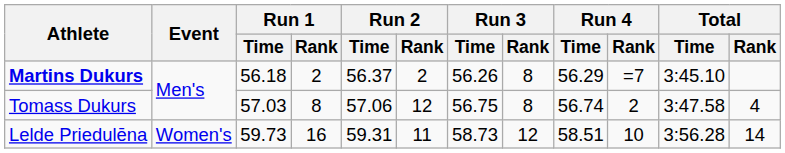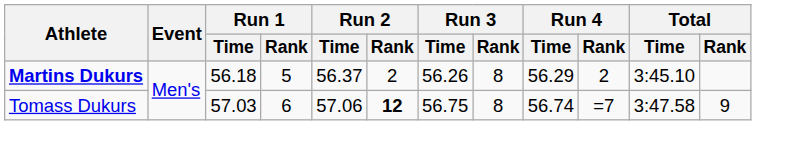(316, 76) 2 -> (286, 76) 5
(634, 76) =7 -> (604, 76) 2
(316, 105) 8 -> (286, 105) 6
(422, 105) normal -> (392, 105) bold
(634, 105) 2 -> (604, 105) =7
(755, 105) 4 -> (725, 105) 9
- row: (78, 134)
